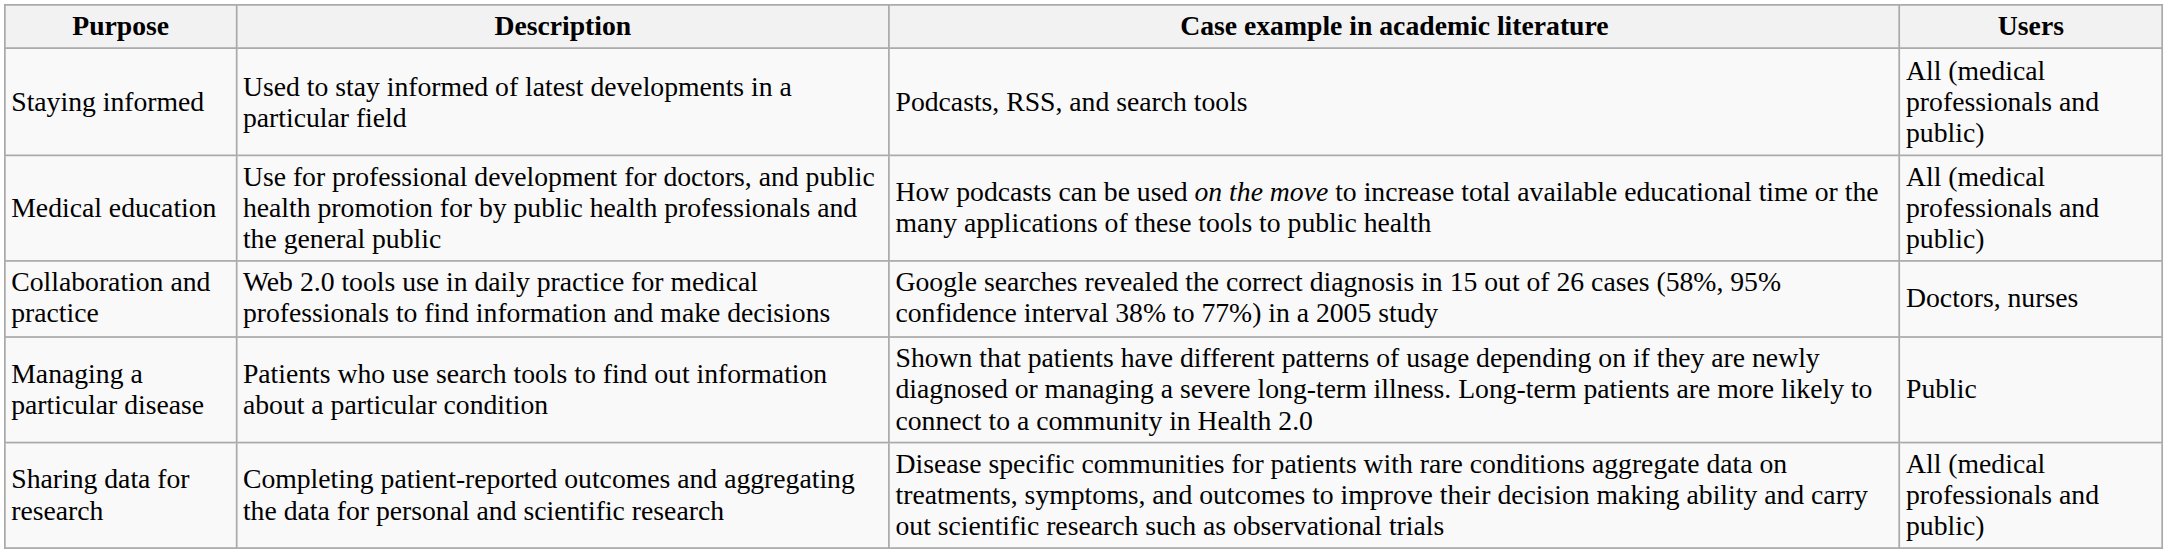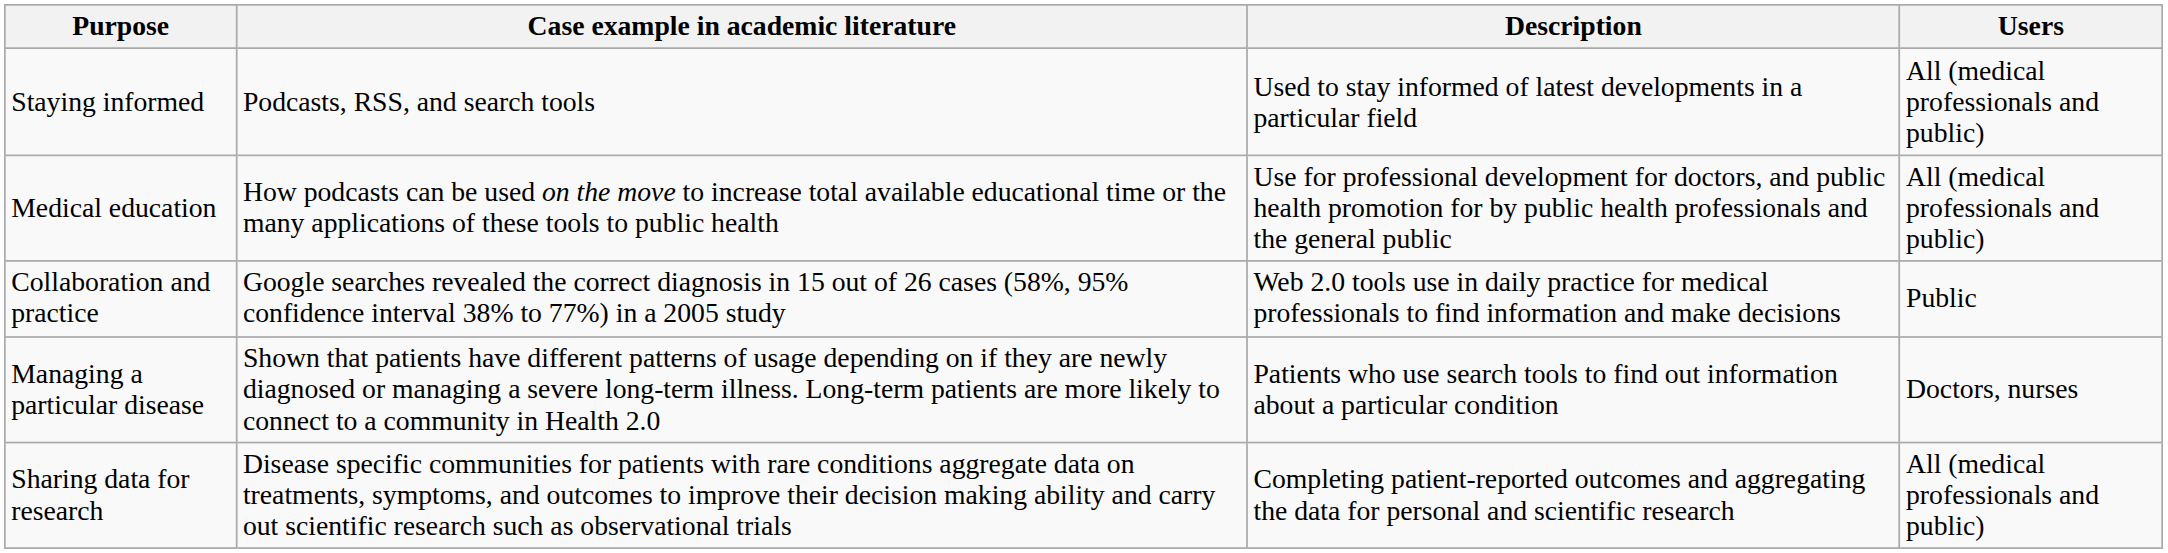columns swapped: (563, 26) <-> (1394, 26)
(1992, 298) Doctors, nurses -> (1941, 298) Public
(1941, 388) Public -> (1992, 388) Doctors, nurses
